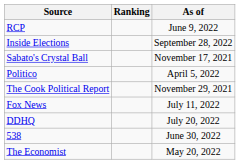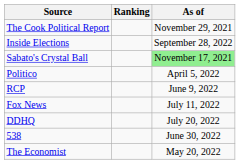rows swapped: (58, 89) <-> (16, 27)
(193, 58) no background -> (193, 58) lightgreen background
